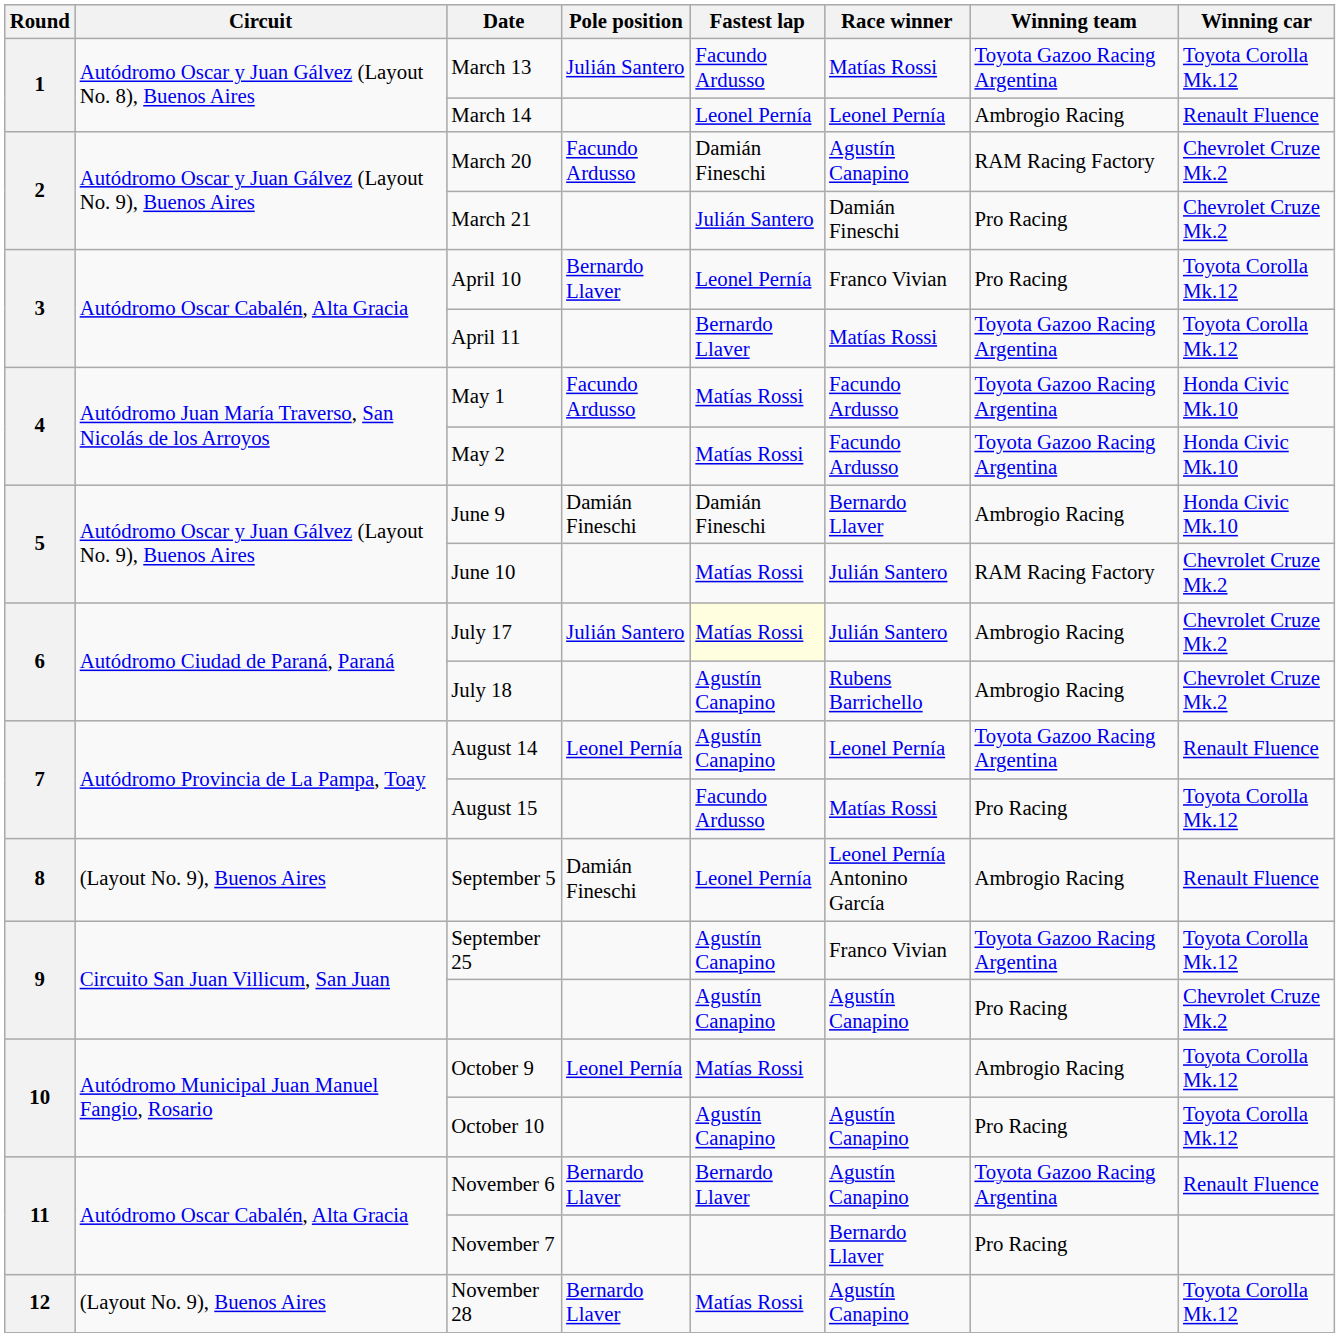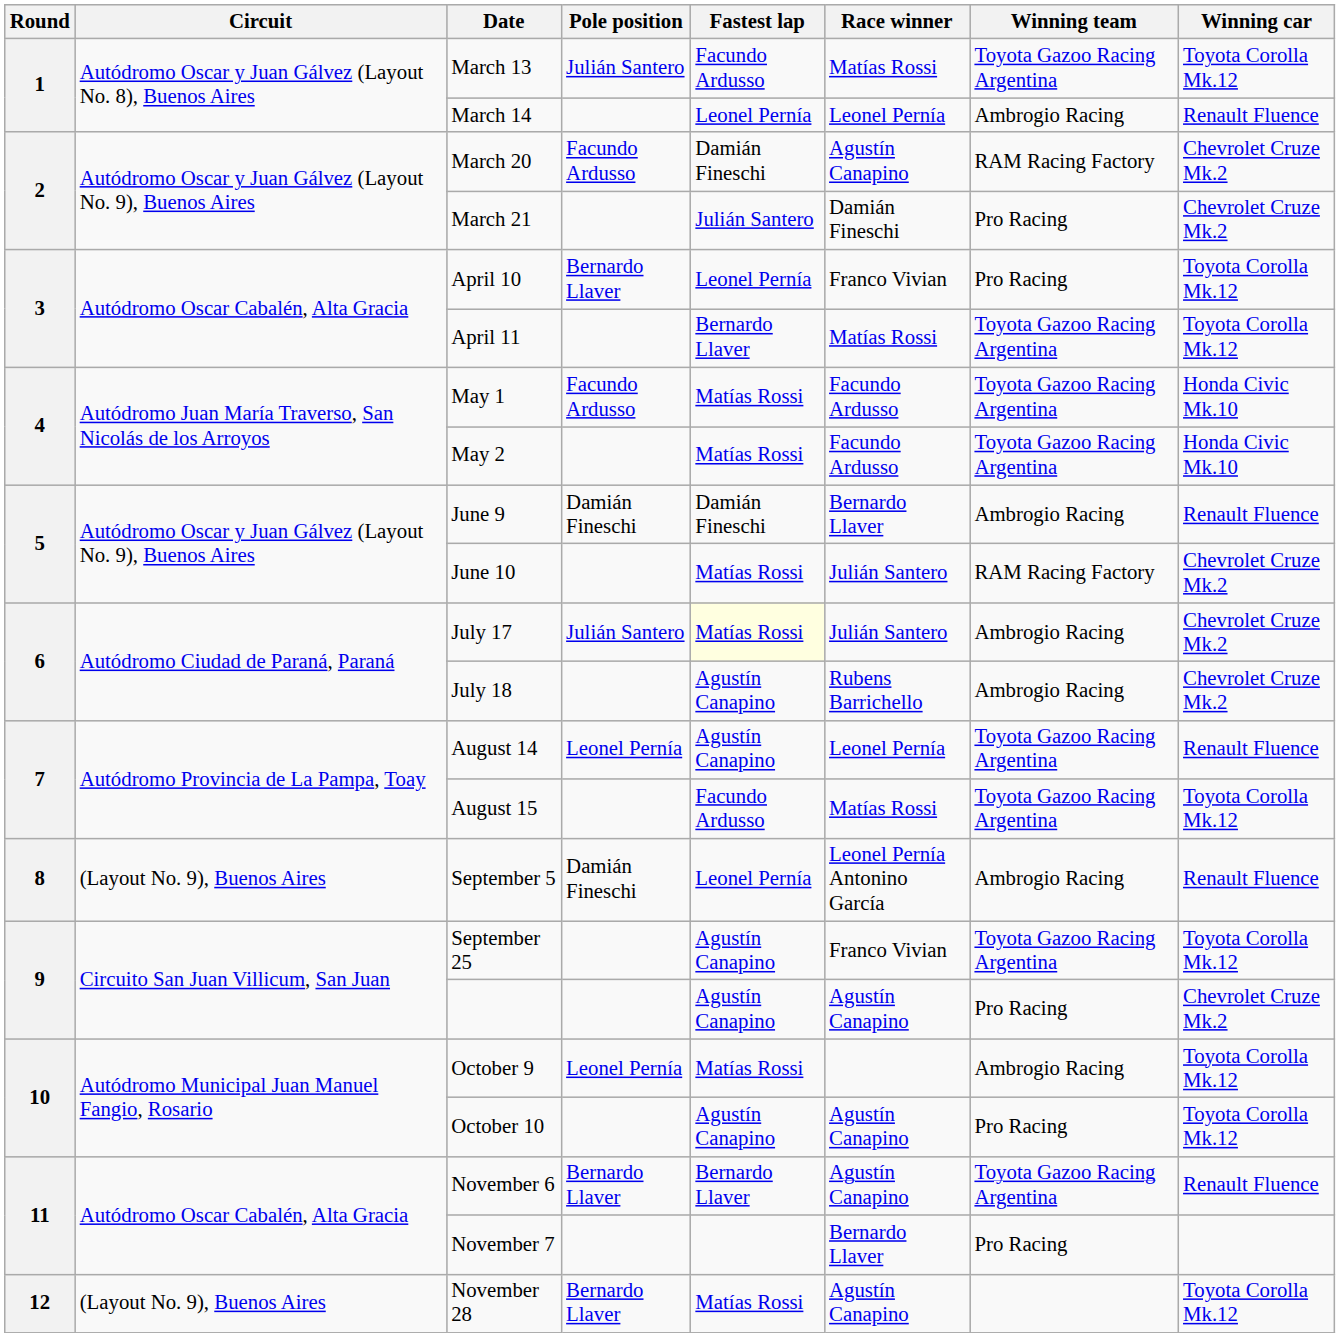(1236, 513) Honda Civic Mk.10 -> (1251, 513) Renault Fluence
(1021, 807) Pro Racing -> (1065, 807) Toyota Gazoo Racing Argentina
